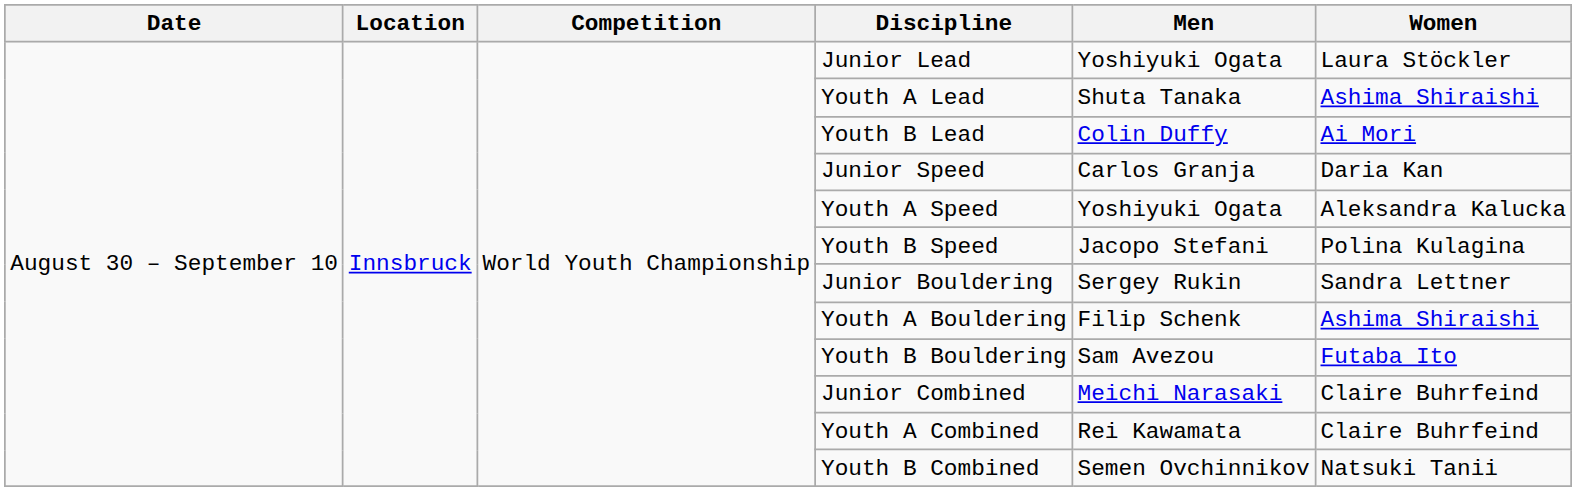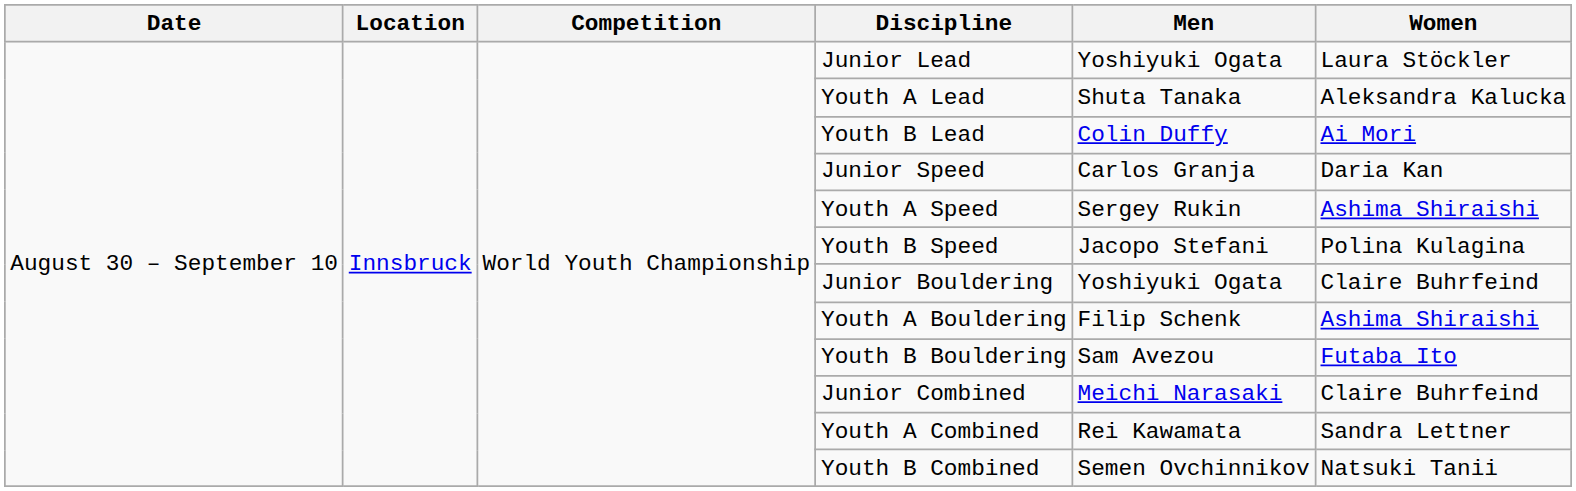(1430, 98) Ashima Shiraishi -> (1443, 98) Aleksandra Kalucka
(1180, 209) Yoshiyuki Ogata -> (1159, 209) Sergey Rukin
(1443, 209) Aleksandra Kalucka -> (1430, 209) Ashima Shiraishi
(1159, 283) Sergey Rukin -> (1180, 283) Yoshiyuki Ogata
(1416, 283) Sandra Lettner -> (1430, 283) Claire Buhrfeind
(1430, 431) Claire Buhrfeind -> (1416, 431) Sandra Lettner
